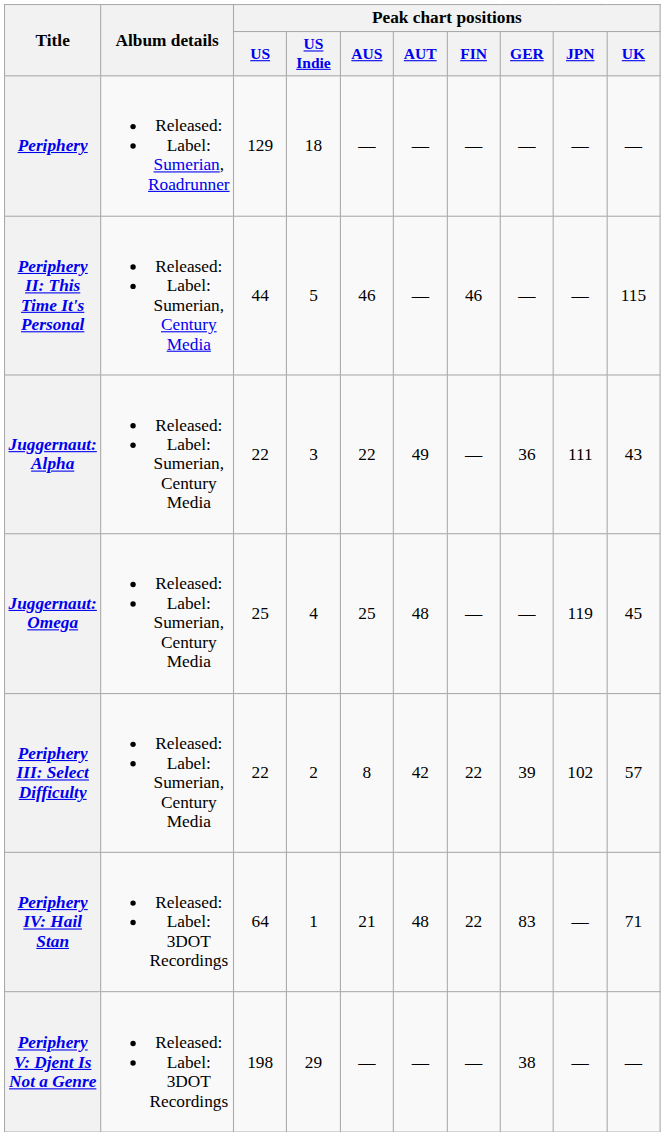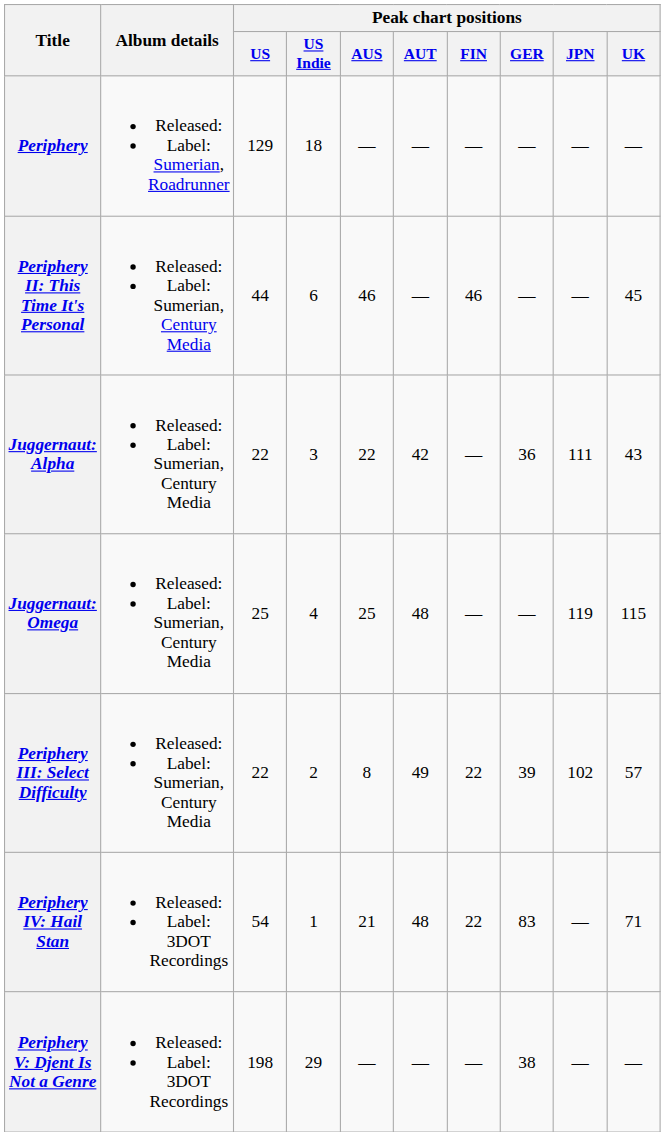(313, 295) 5 -> (313, 295) 6
(633, 295) 115 -> (633, 295) 45
(420, 454) 49 -> (420, 454) 42
(633, 613) 45 -> (633, 613) 115
(420, 772) 42 -> (420, 772) 49
(260, 922) 64 -> (260, 922) 54
